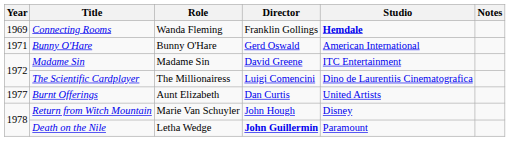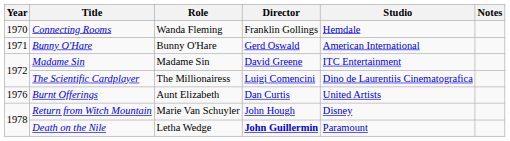(17, 29) 1969 -> (17, 29) 1970
(343, 29) bold -> (342, 29) normal
(17, 95) 1977 -> (17, 95) 1976
